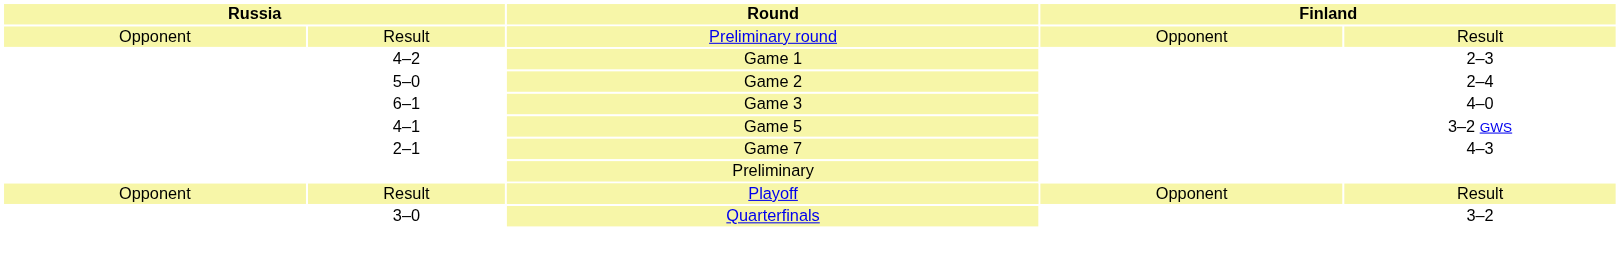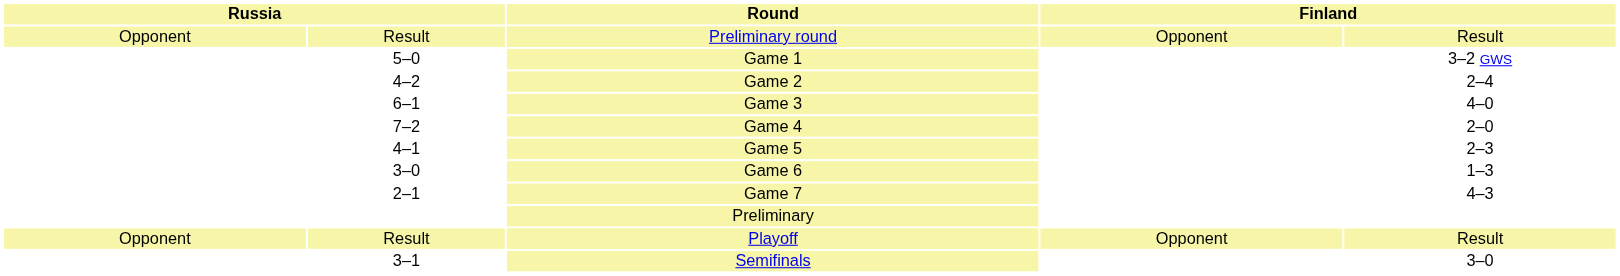(406, 59) 4–2 -> (406, 59) 5–0
(1480, 59) 2–3 -> (1480, 59) 3–2 GWS
(406, 81) 5–0 -> (406, 81) 4–2
+ row: (773, 126)
(1480, 126) 3–2 GWS -> (1480, 148) 2–3
+ row: (773, 171)
- row: (773, 216)
+ row: (773, 261)
